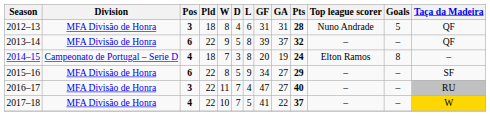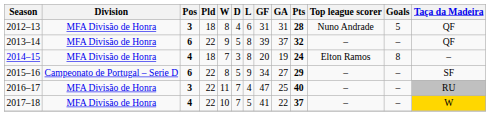(111, 57) Campeonato de Portugal – Serie D -> (111, 57) MFA Divisão de Honra
(111, 73) MFA Divisão de Honra -> (111, 73) Campeonato de Portugal – Serie D
(283, 88) 27 -> (283, 88) 25
